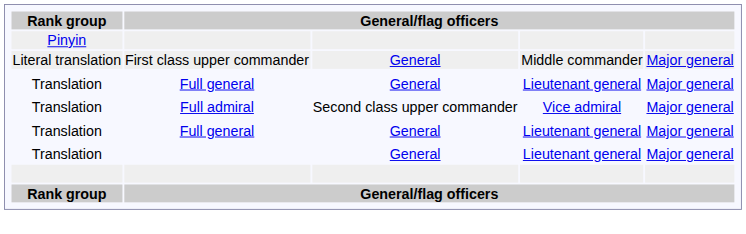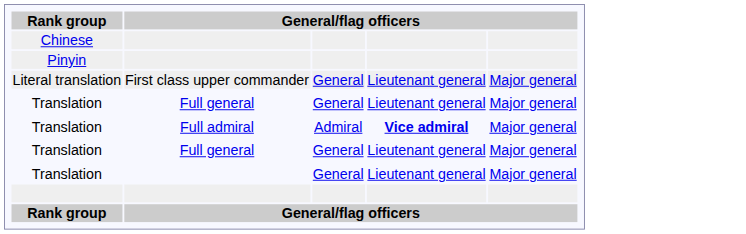+ row: (67, 40)
(582, 60) Middle commander -> (426, 80) Lieutenant general
(415, 107) Second class upper commander -> (338, 127) Admiral
(582, 107) normal -> (426, 127) bold
